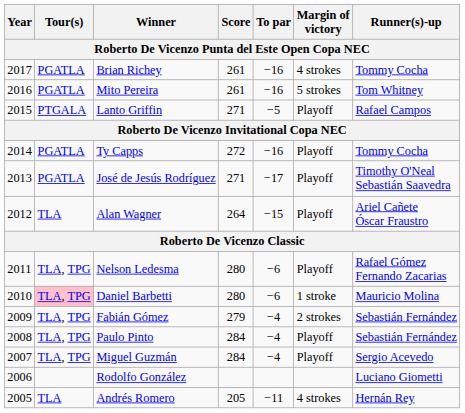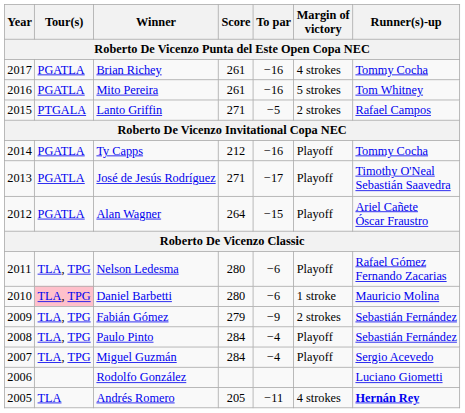(315, 110) Playoff -> (319, 110) 2 strokes
(236, 151) 272 -> (236, 151) 212
(50, 213) TLA -> (61, 213) PGATLA
(274, 316) −4 -> (274, 316) −9
(385, 397) normal -> (387, 397) bold
